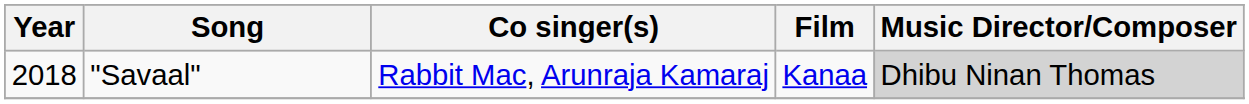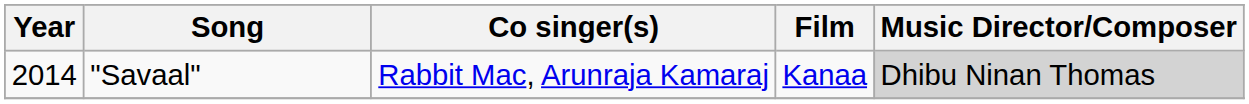(44, 74) 2018 -> (44, 74) 2014
